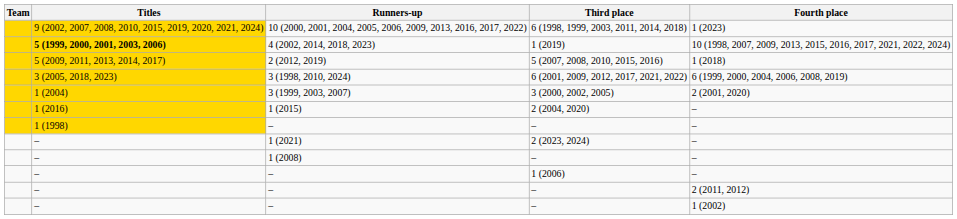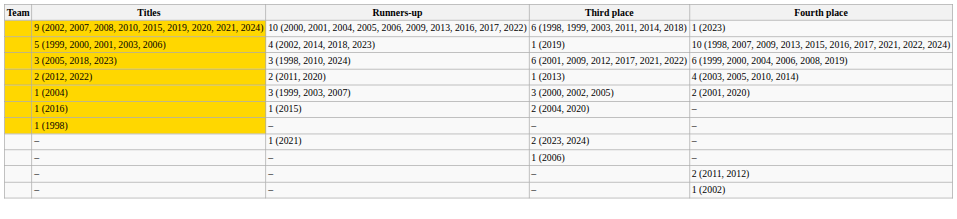(100, 44) bold -> (100, 44) normal
- row: (297, 60)
+ row: (297, 76)
- row: (285, 157)
